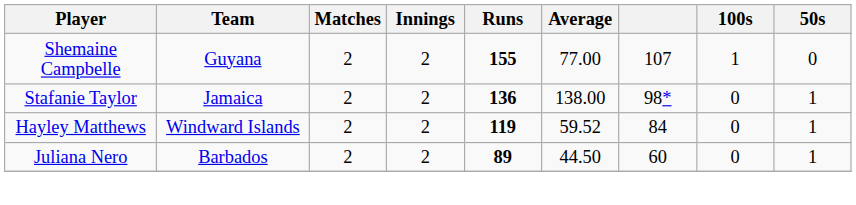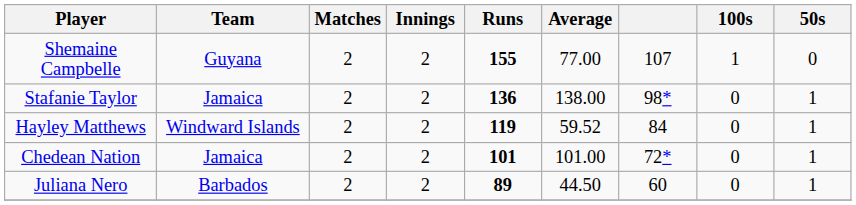+ row: (81, 156)
